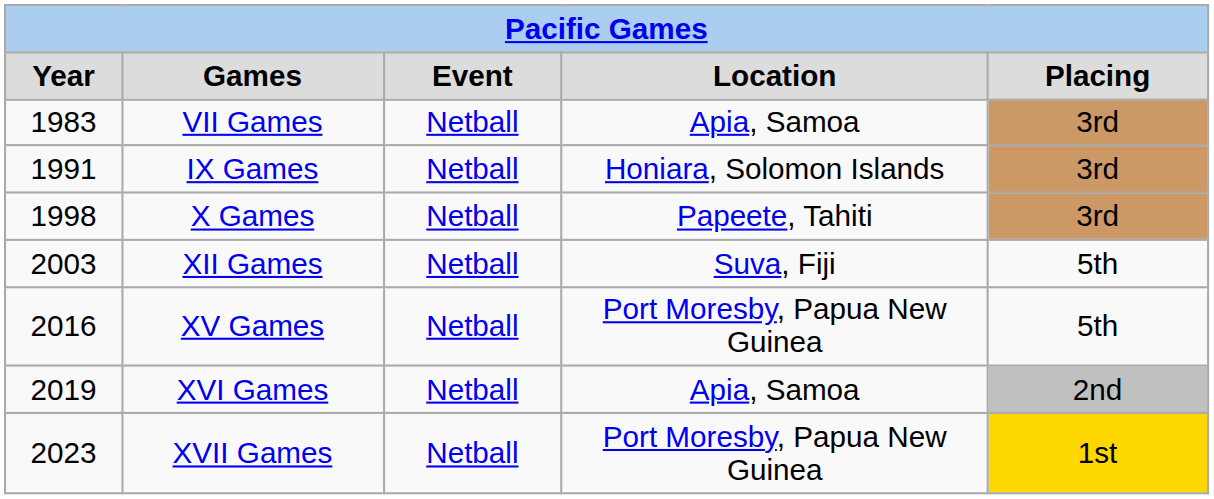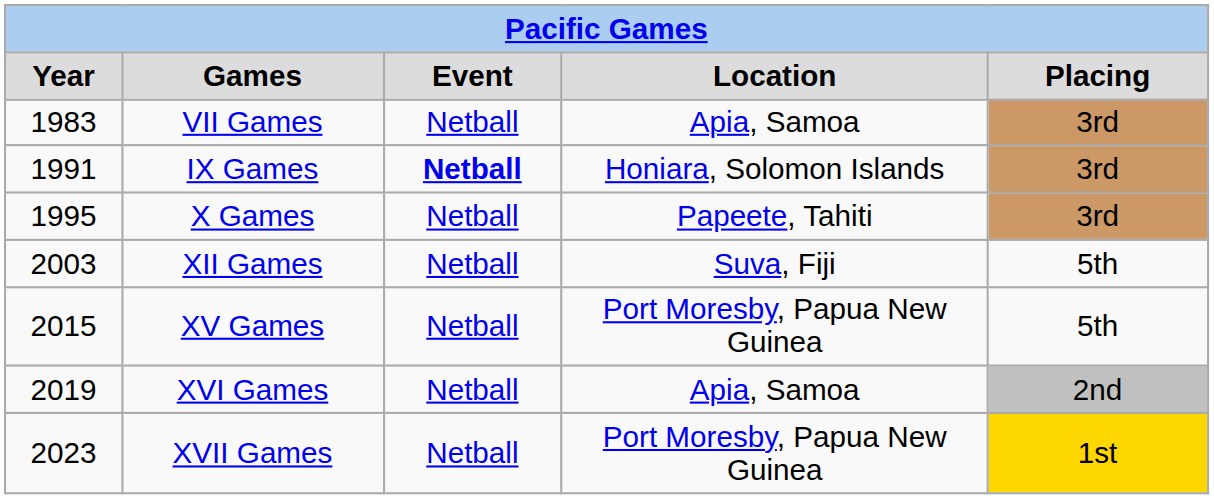(472, 169) normal -> (472, 169) bold
(63, 216) 1998 -> (63, 216) 1995
(63, 327) 2016 -> (63, 327) 2015
